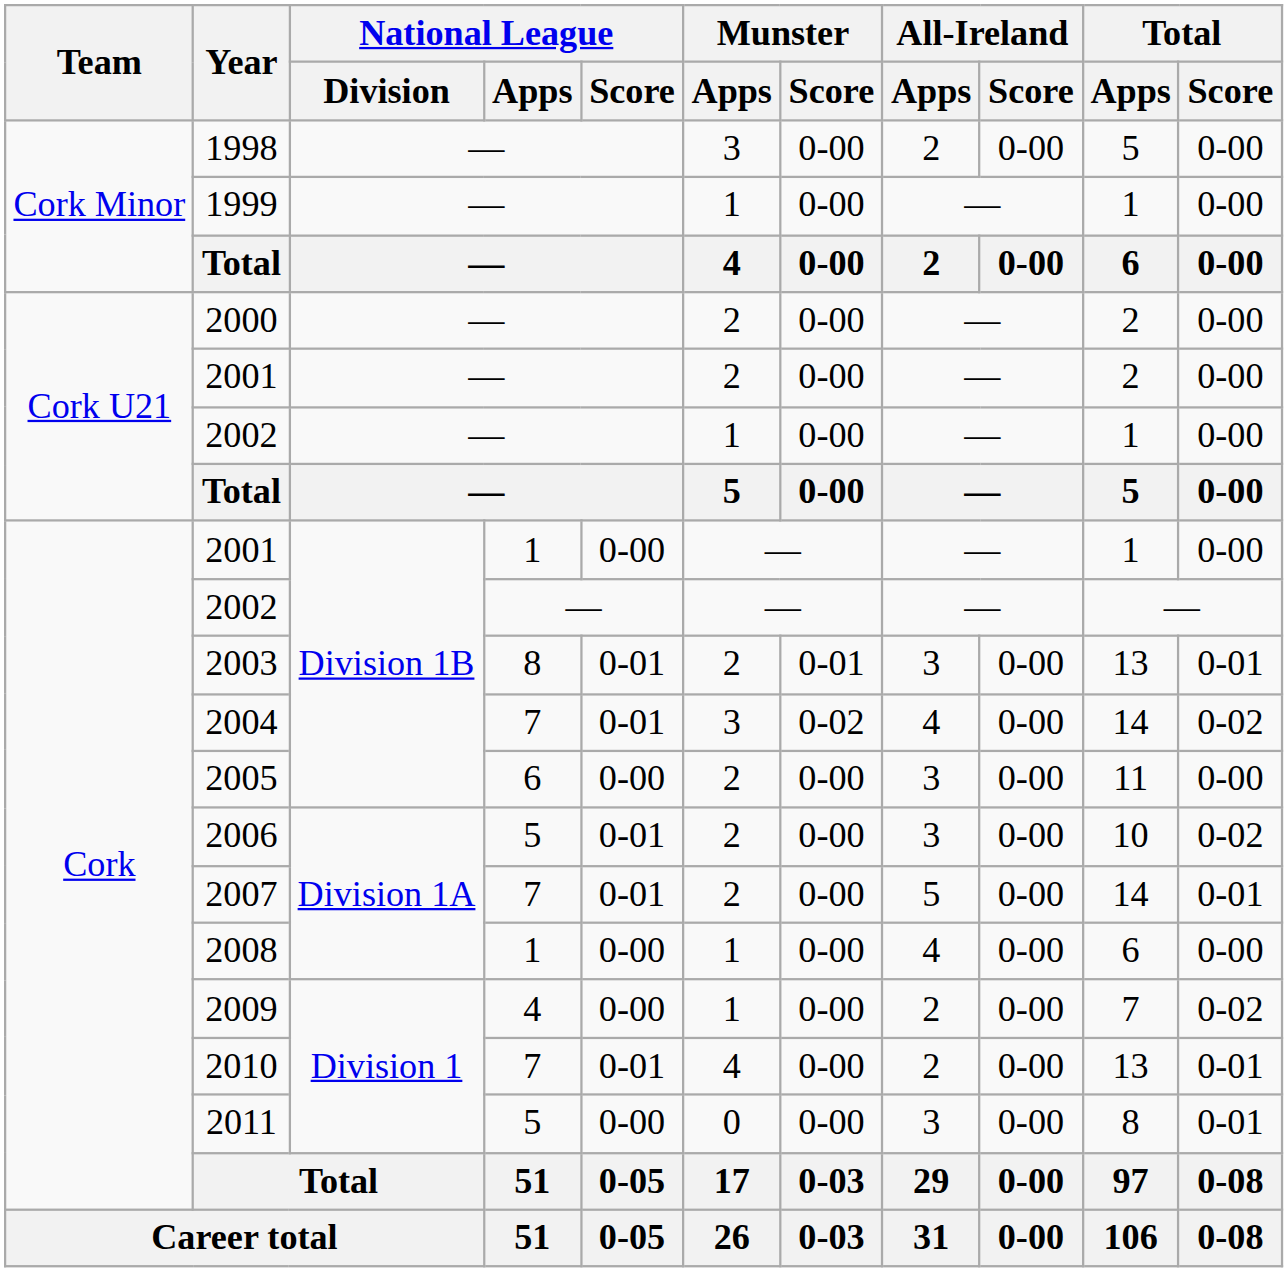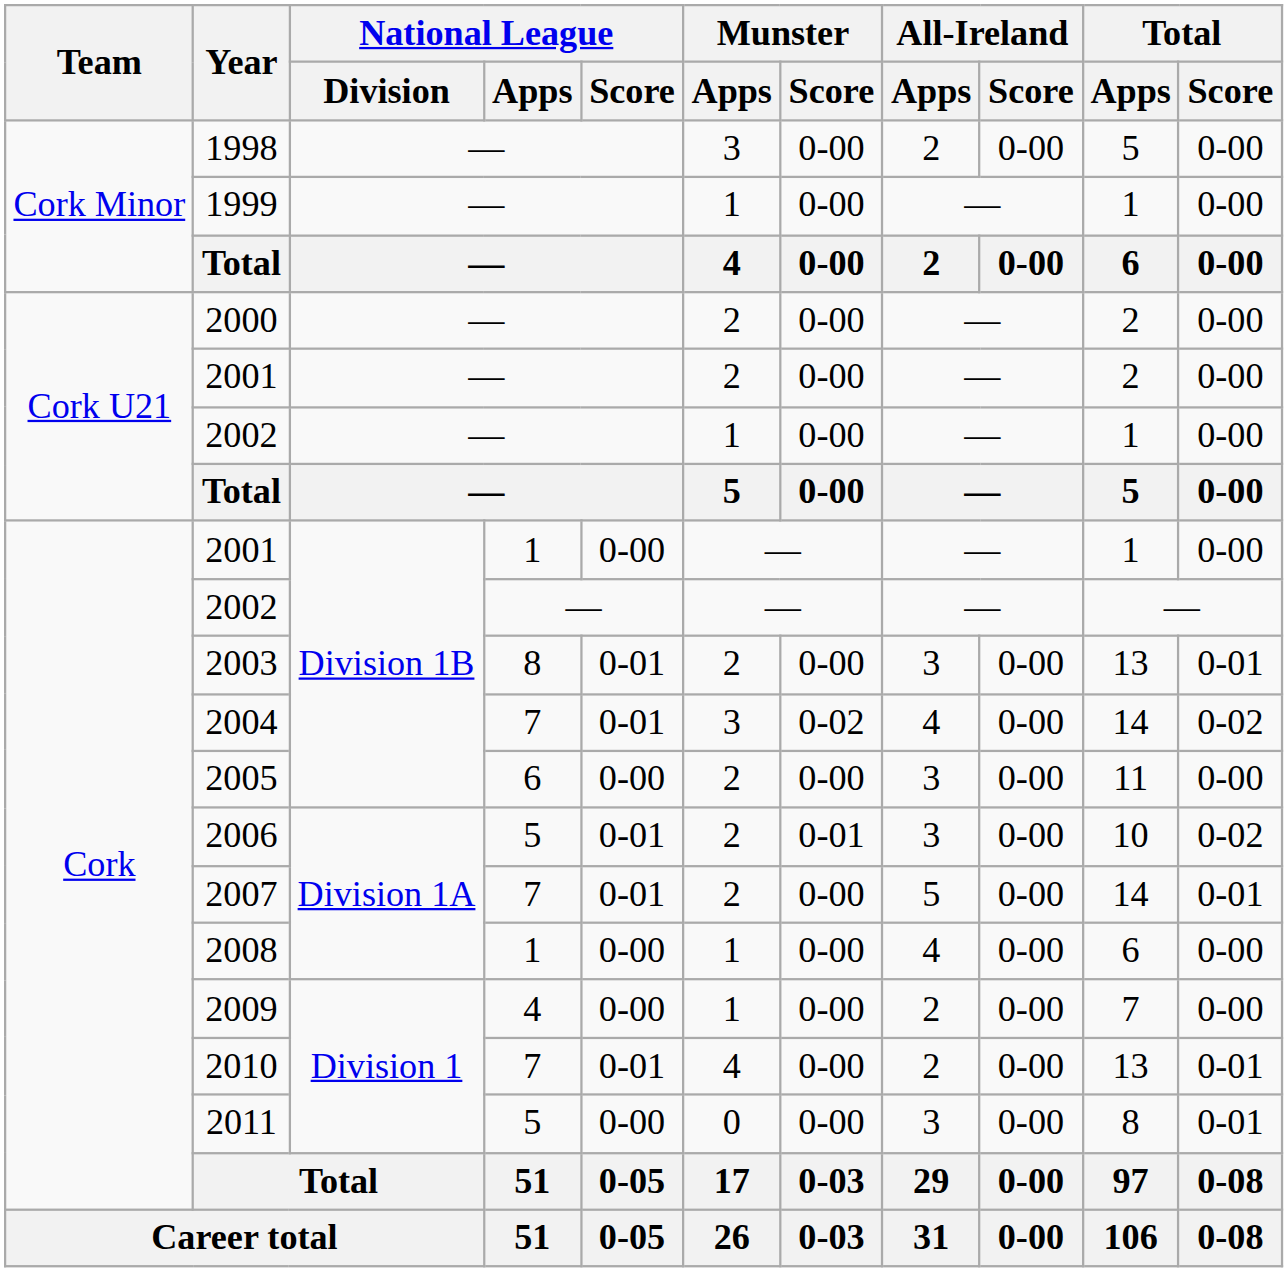(831, 663) 0-01 -> (831, 663) 0-00
(831, 836) 0-00 -> (831, 836) 0-01
(1230, 1008) 0-02 -> (1230, 1008) 0-00
